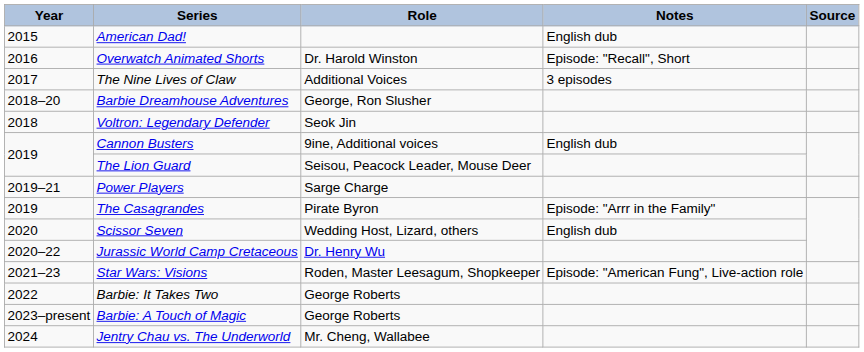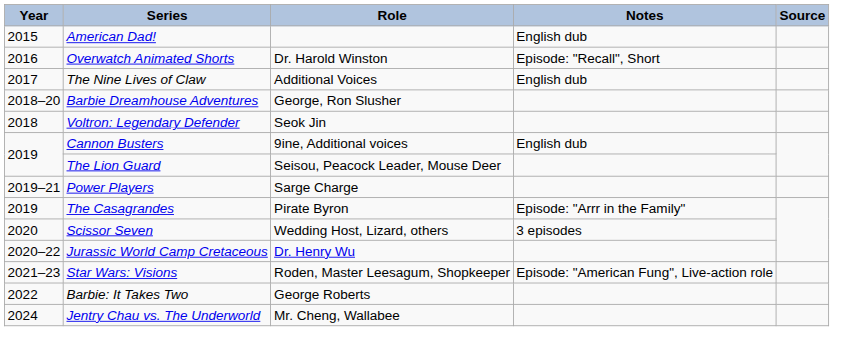(579, 80) 3 episodes -> (552, 80) English dub
(582, 229) English dub -> (549, 229) 3 episodes
- row: (171, 315)
